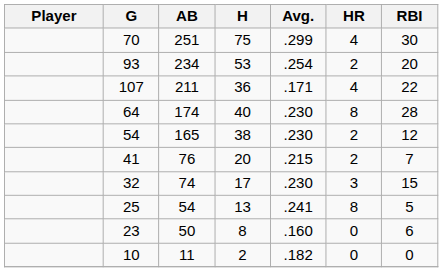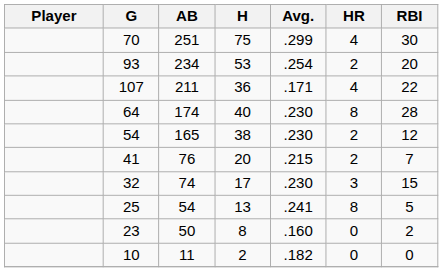(410, 231) 6 -> (410, 231) 2
